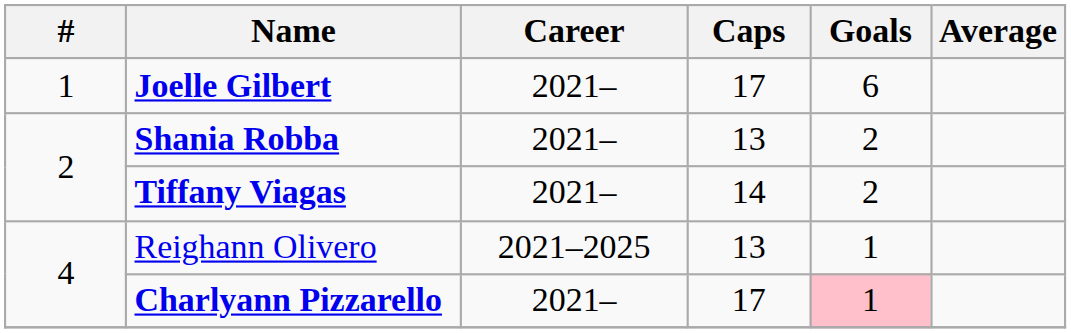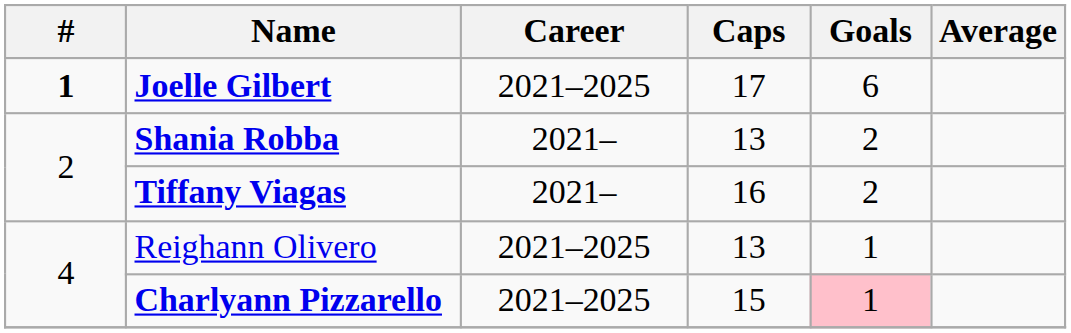(66, 85) normal -> (66, 85) bold
(574, 85) 2021– -> (574, 85) 2021–2025
(749, 192) 14 -> (749, 192) 16
(574, 300) 2021– -> (574, 300) 2021–2025
(749, 300) 17 -> (749, 300) 15
